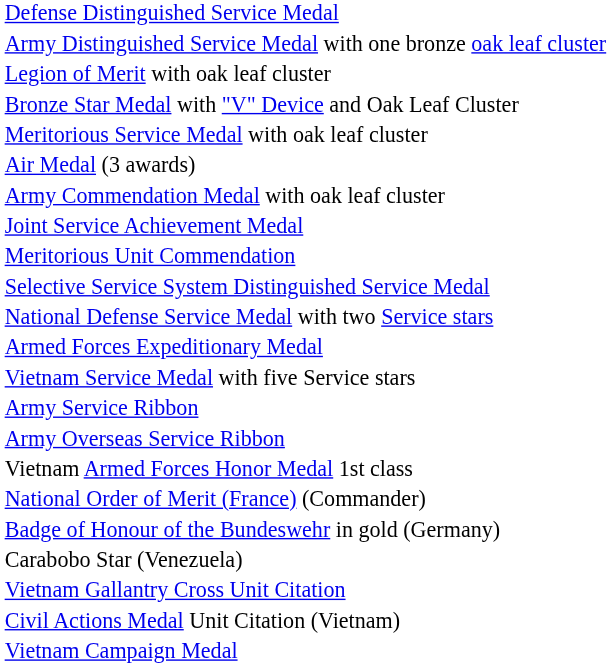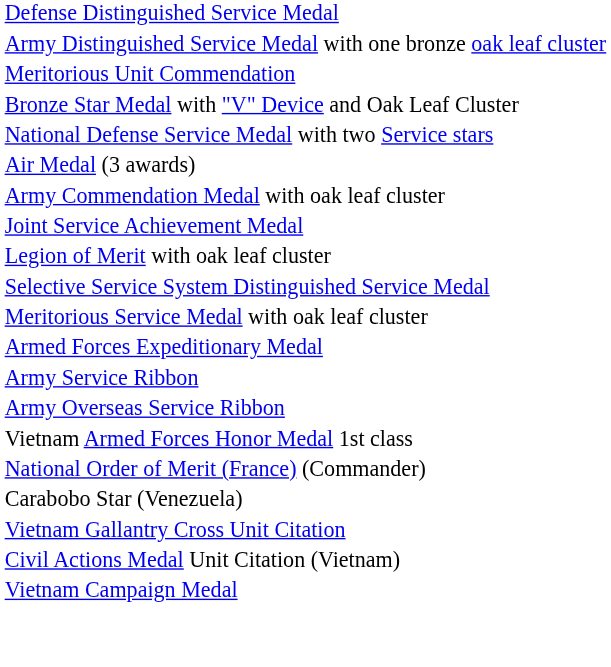rows swapped: (168, 74) <-> (150, 256)
rows swapped: (216, 134) <-> (249, 316)
- row: (210, 377)
- row: (252, 529)
